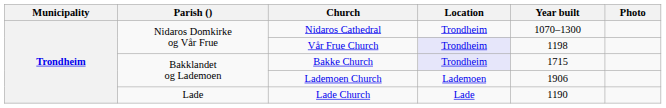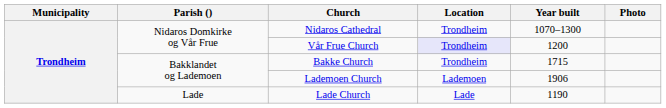(558, 45) 1198 -> (558, 45) 1200
(464, 62) lavender background -> (464, 62) no background
